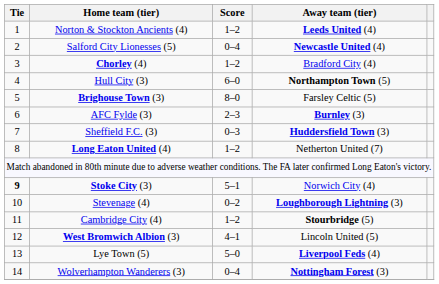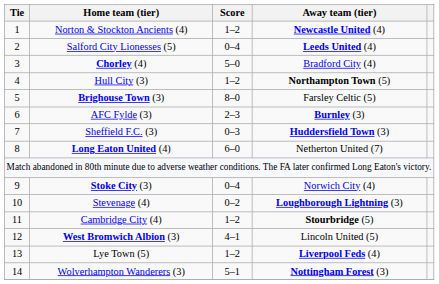(339, 29) Leeds United (4) -> (339, 29) Newcastle United (4)
(339, 46) Newcastle United (4) -> (339, 46) Leeds United (4)
(232, 63) 1–2 -> (232, 63) 5–0
(232, 80) 6–0 -> (232, 80) 1–2
(232, 149) 1–2 -> (232, 149) 6–0
(17, 185) bold -> (17, 185) normal
(232, 185) 5–1 -> (232, 185) 0–4
(232, 253) 5–0 -> (232, 253) 1–2
(232, 271) 0–4 -> (232, 271) 5–1
